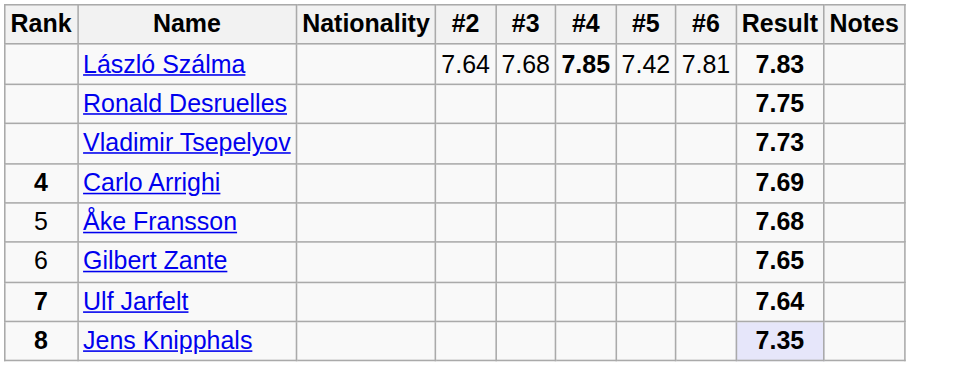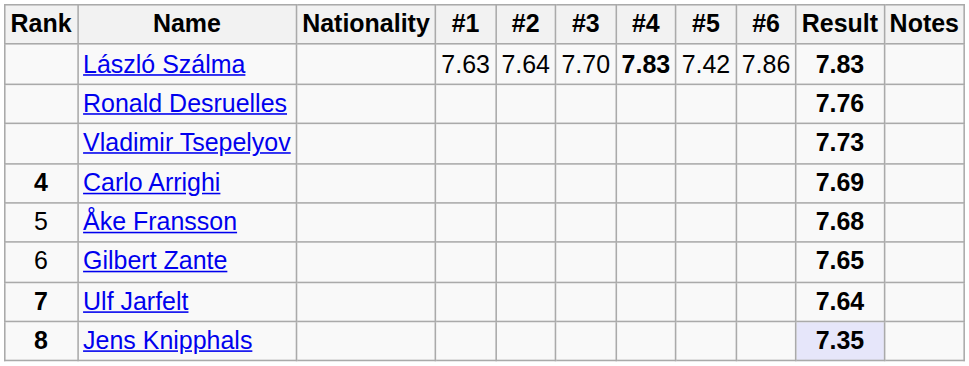+ column: (466, 24)
(526, 63) 7.68 -> (586, 63) 7.70
(586, 63) 7.85 -> (646, 63) 7.83
(706, 63) 7.81 -> (766, 63) 7.86
(780, 103) 7.75 -> (840, 103) 7.76
